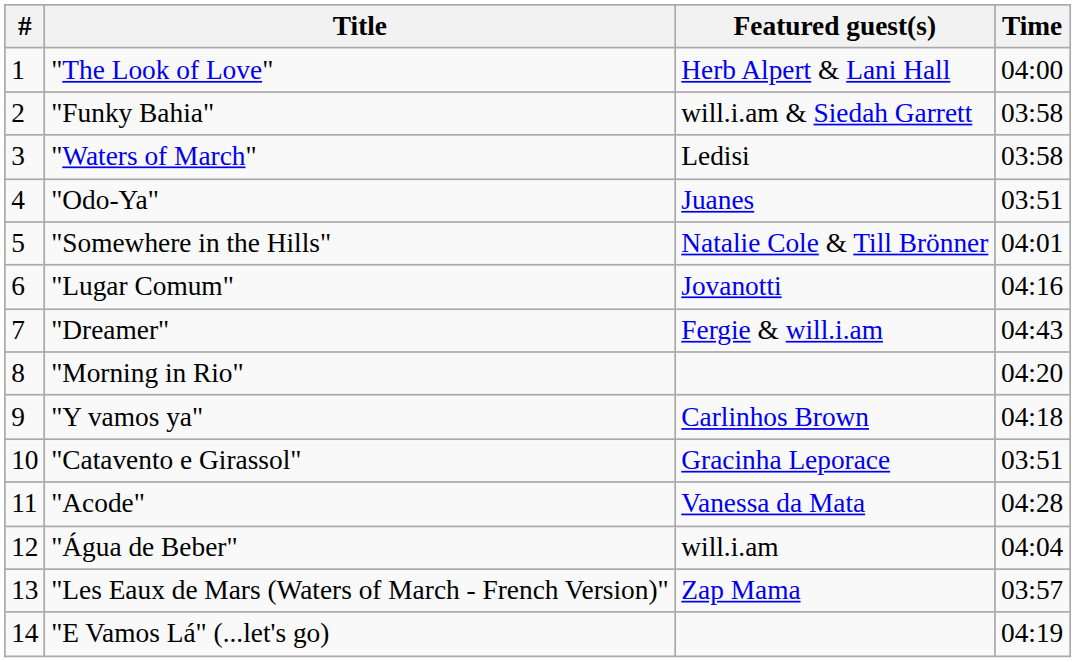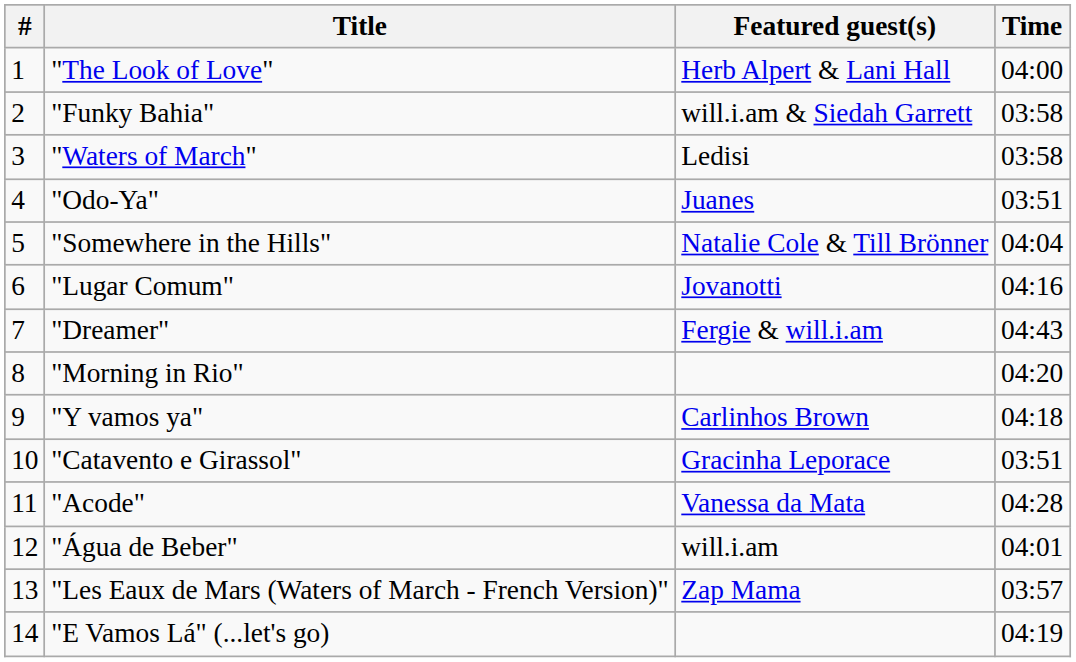(1032, 243) 04:01 -> (1032, 243) 04:04
(1032, 546) 04:04 -> (1032, 546) 04:01
